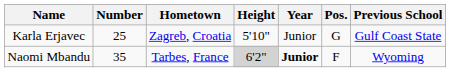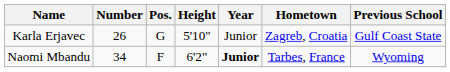columns swapped: (336, 14) <-> (190, 14)
(120, 35) 25 -> (120, 35) 26
(120, 56) 35 -> (120, 56) 34
(256, 56) lightgrey background -> (197, 56) no background
